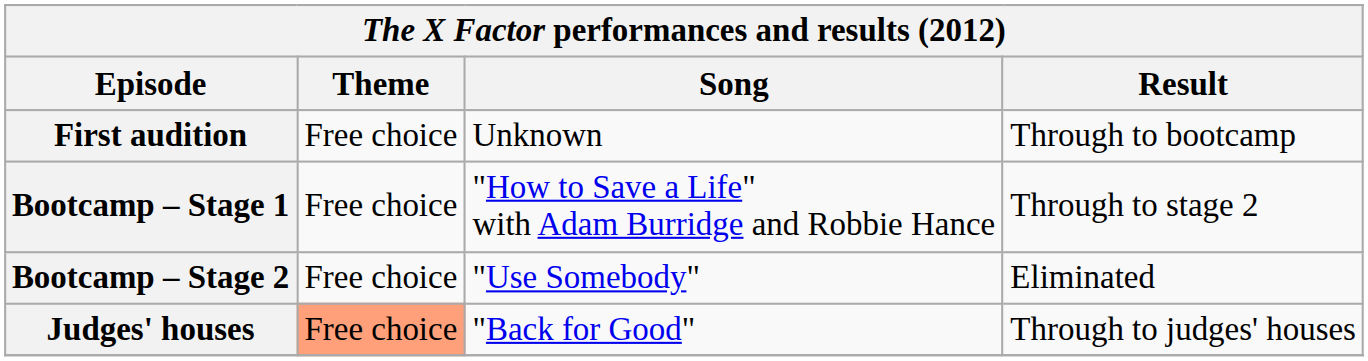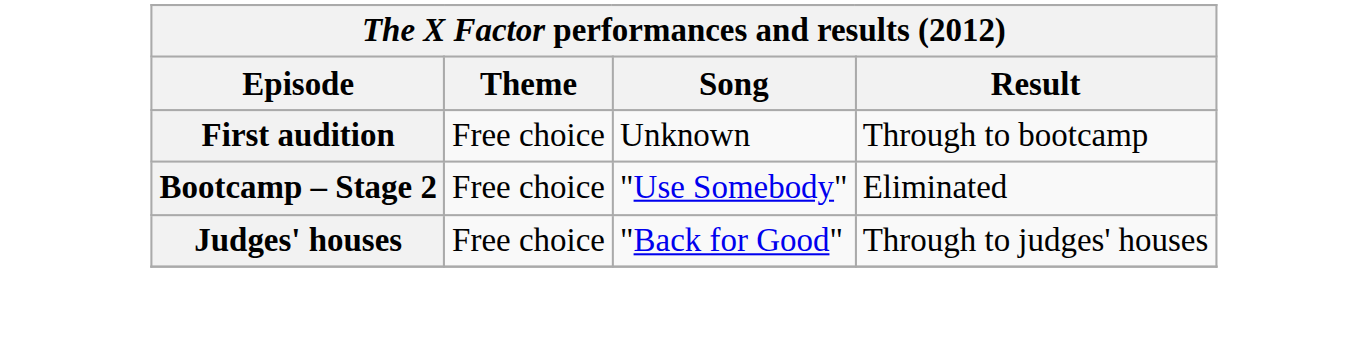- row: (151, 205)
(381, 329) lightsalmon background -> (529, 239) no background
